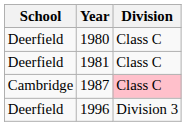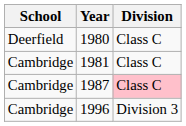(36, 62) Deerfield -> (41, 62) Cambridge
(36, 109) Deerfield -> (41, 109) Cambridge
